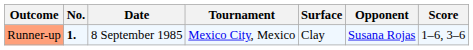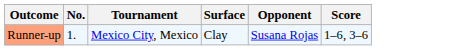- column: (137, 14)
(71, 34) bold -> (71, 34) normal
